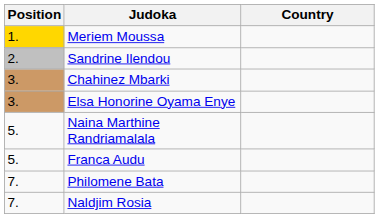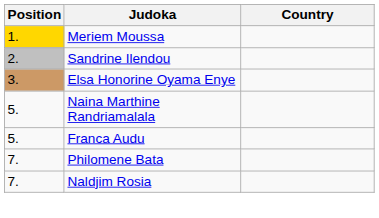- row: (118, 79)
